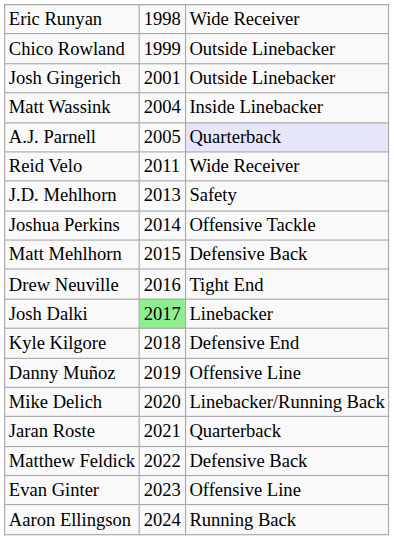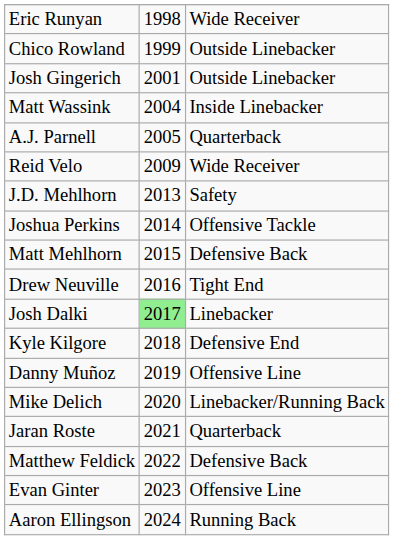(235, 136) lavender background -> (235, 136) no background
(162, 166) 2011 -> (162, 166) 2009
